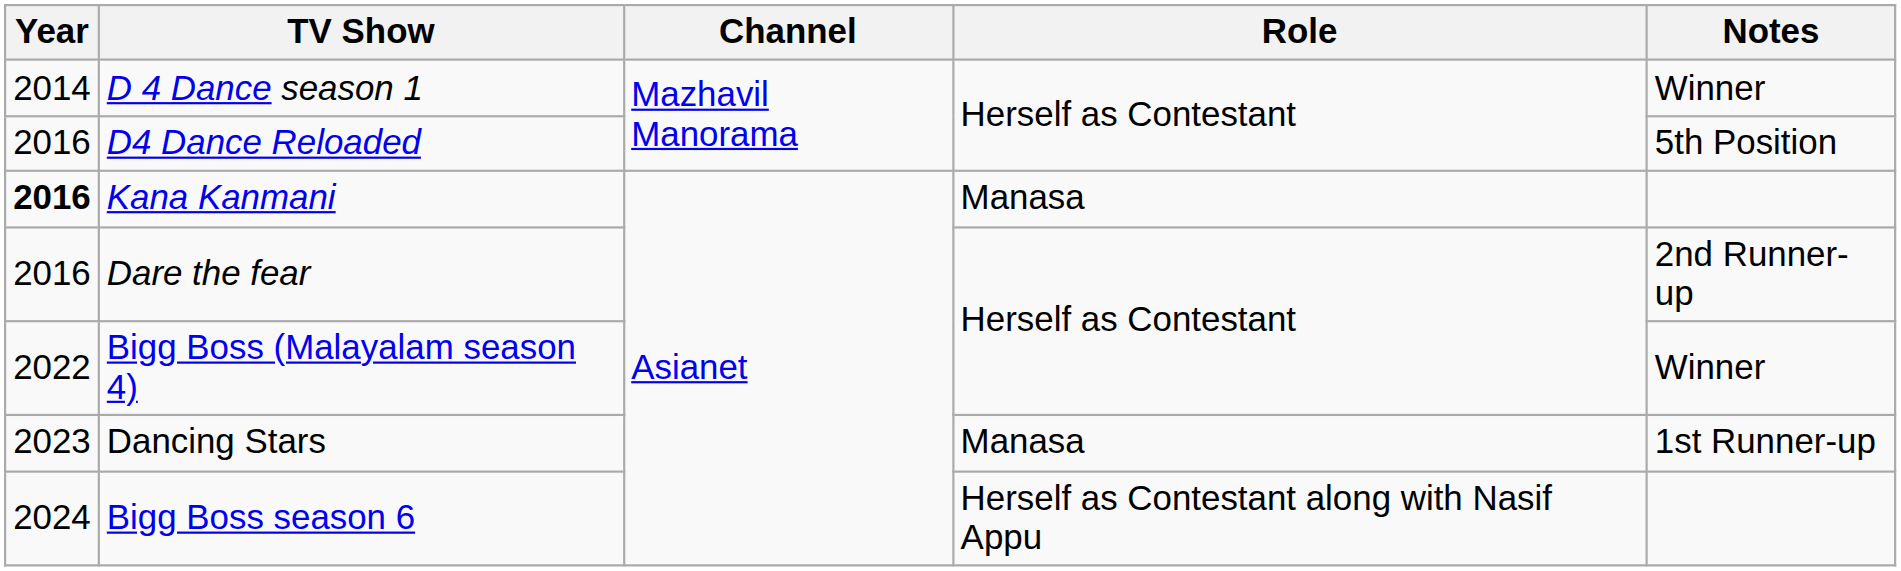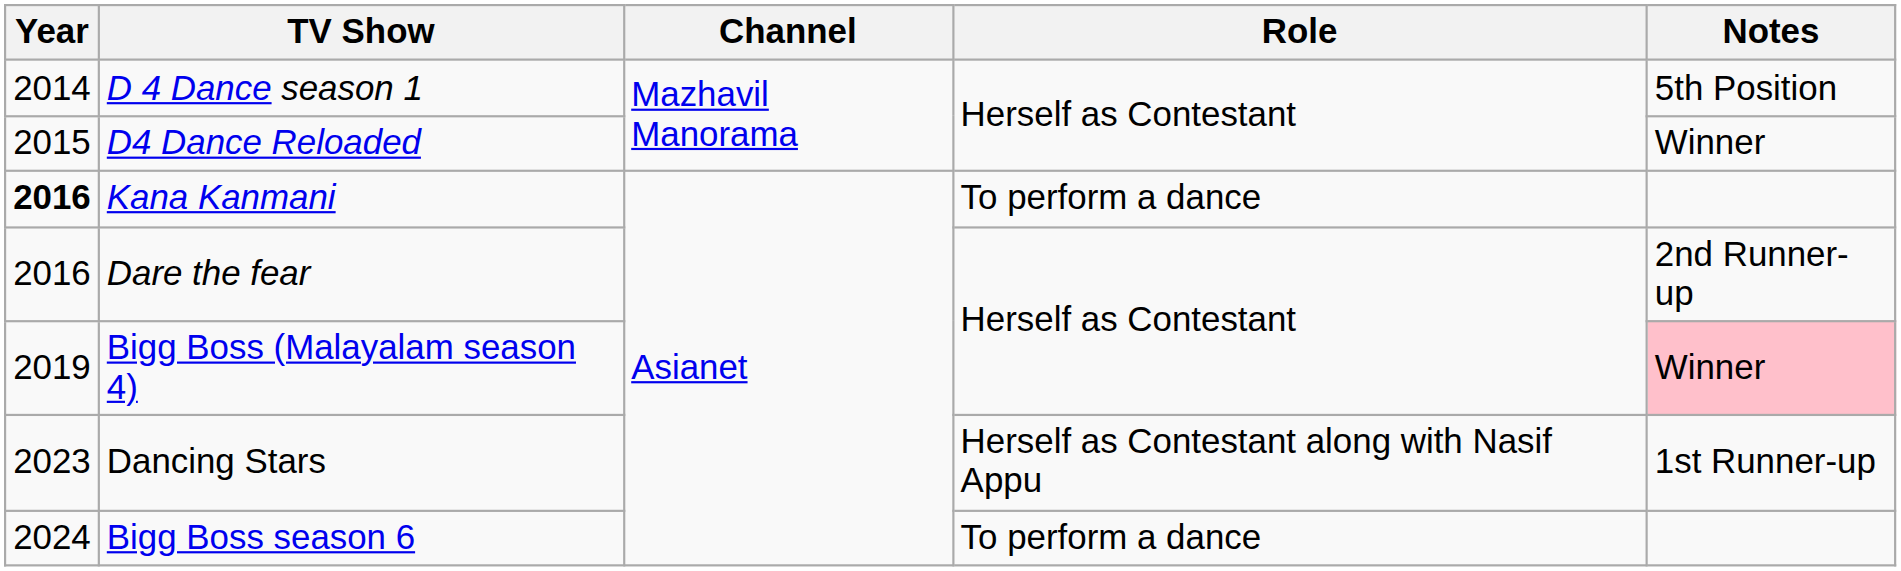(1710, 87) Winner -> (1746, 87) 5th Position
(52, 142) 2016 -> (52, 142) 2015
(1746, 142) 5th Position -> (1710, 142) Winner
(1023, 198) Manasa -> (1111, 198) To perform a dance
(52, 367) 2022 -> (52, 367) 2019
(1710, 367) no background -> (1710, 367) pink background
(1023, 442) Manasa -> (1256, 462) Herself as Contestant along with Nasif Appu
(1256, 517) Herself as Contestant along with Nasif Appu -> (1111, 537) To perform a dance
